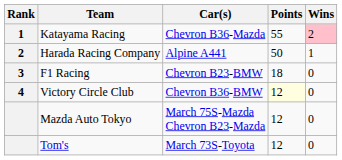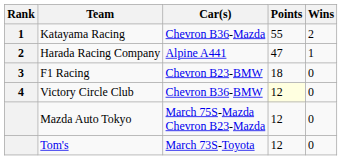(311, 34) pink background -> (311, 34) no background
(277, 53) 50 -> (277, 53) 47
